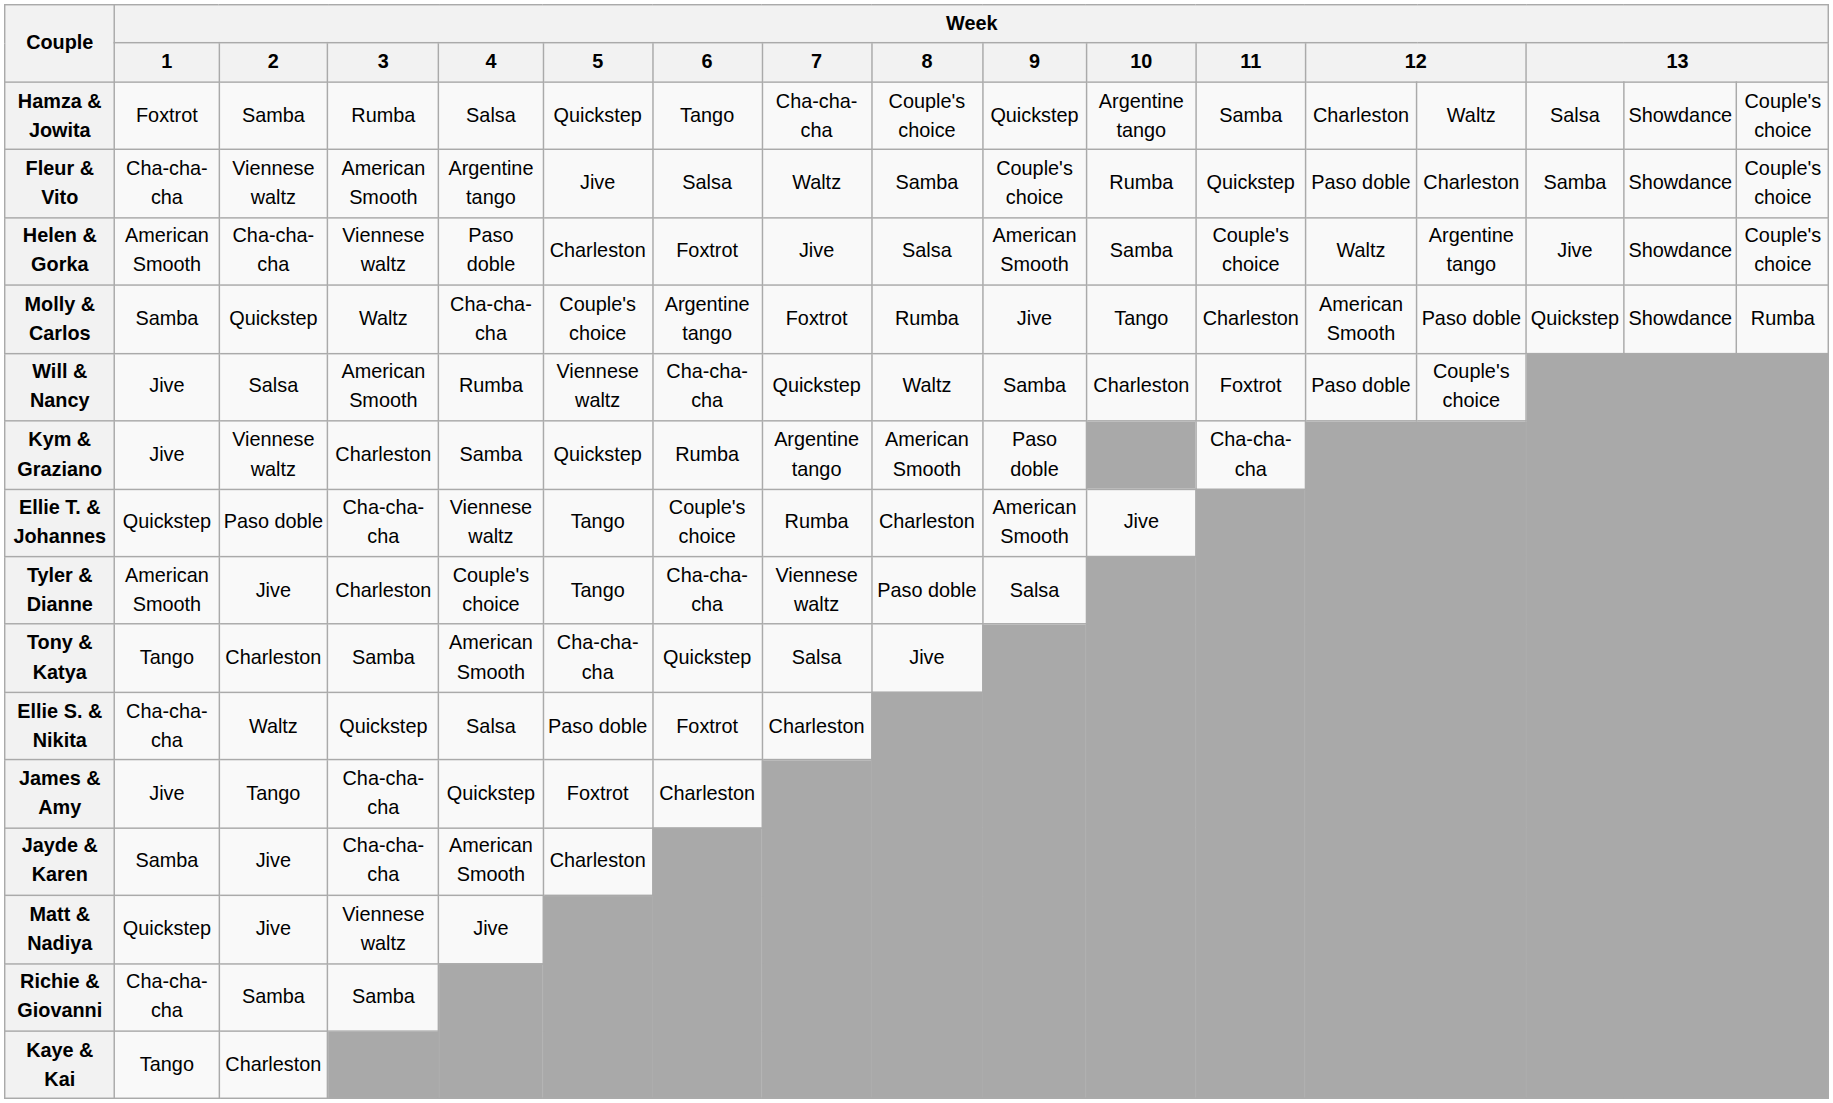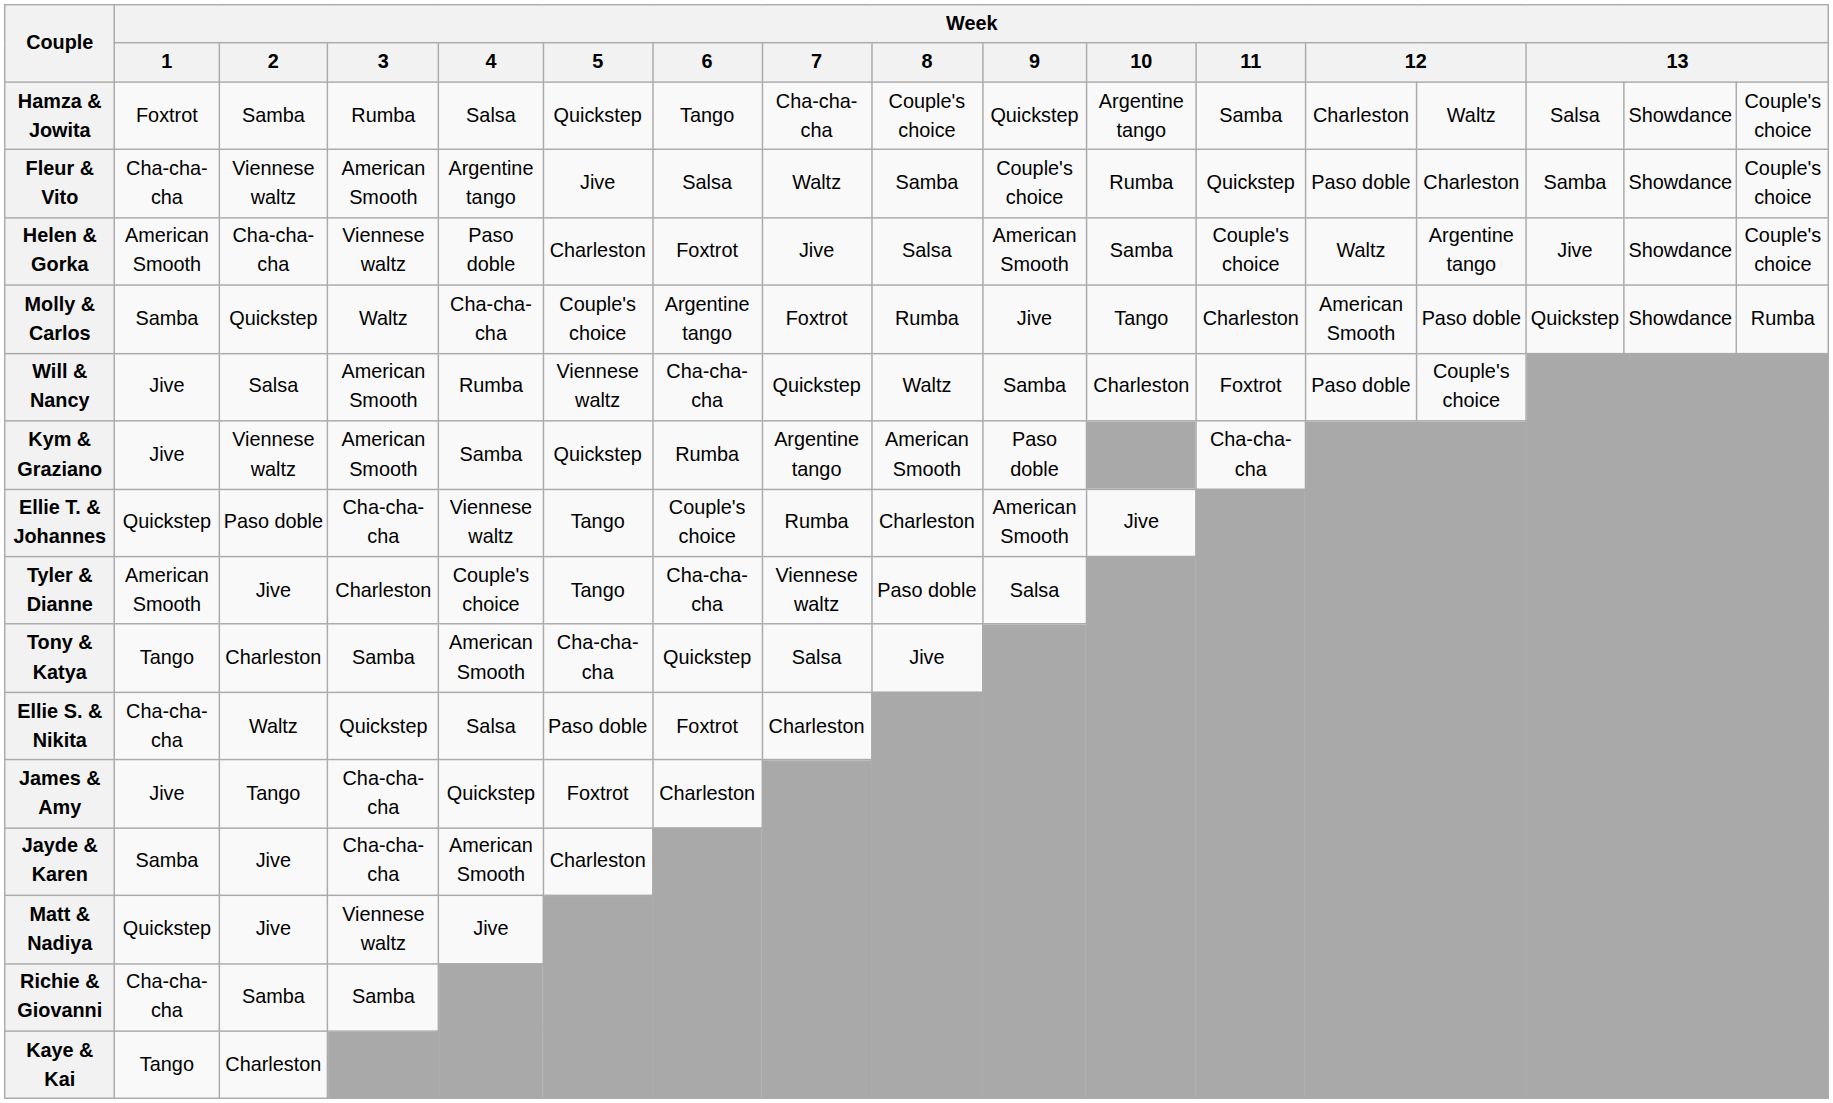(383, 454) Charleston -> (383, 454) American Smooth
